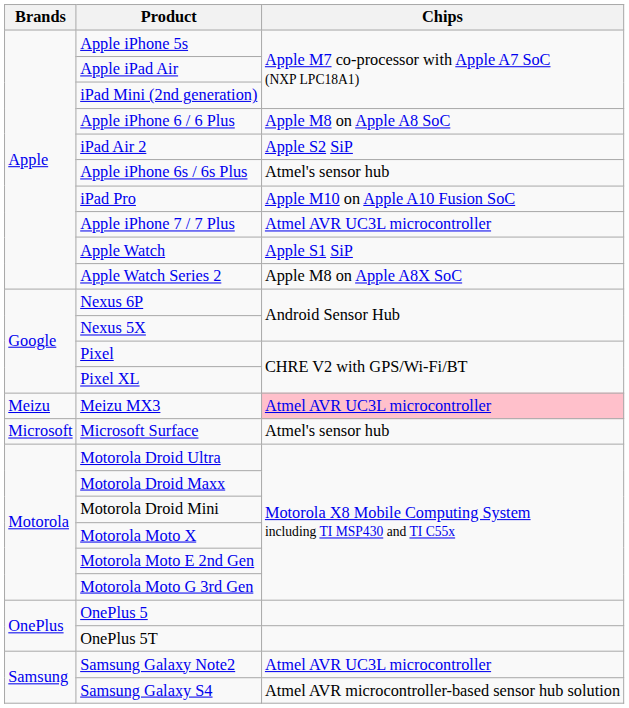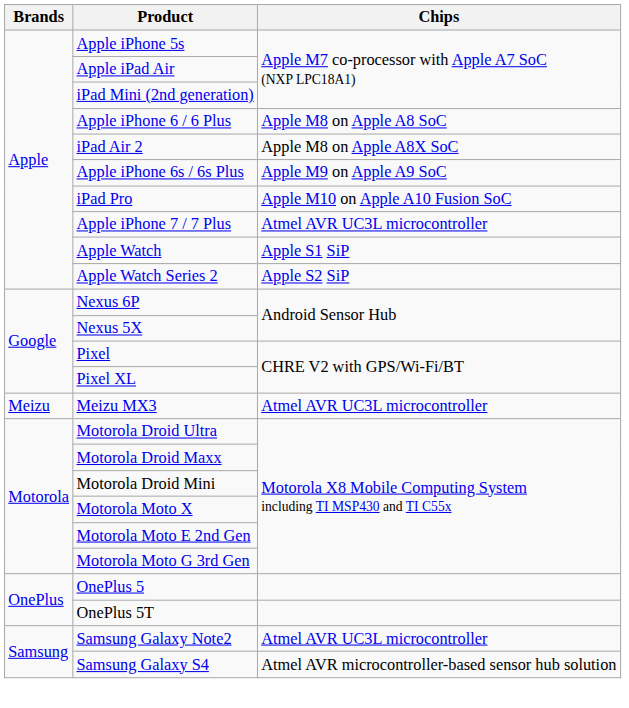(309, 146) Apple S2 SiP -> (360, 146) Apple M8 on Apple A8X SoC
(327, 172) Atmel's sensor hub -> (354, 172) Apple M9 on Apple A9 SoC
(364, 276) Apple M8 on Apple A8X SoC -> (305, 276) Apple S2 SiP
(378, 405) pink background -> (374, 405) no background
- row: (139, 431)
